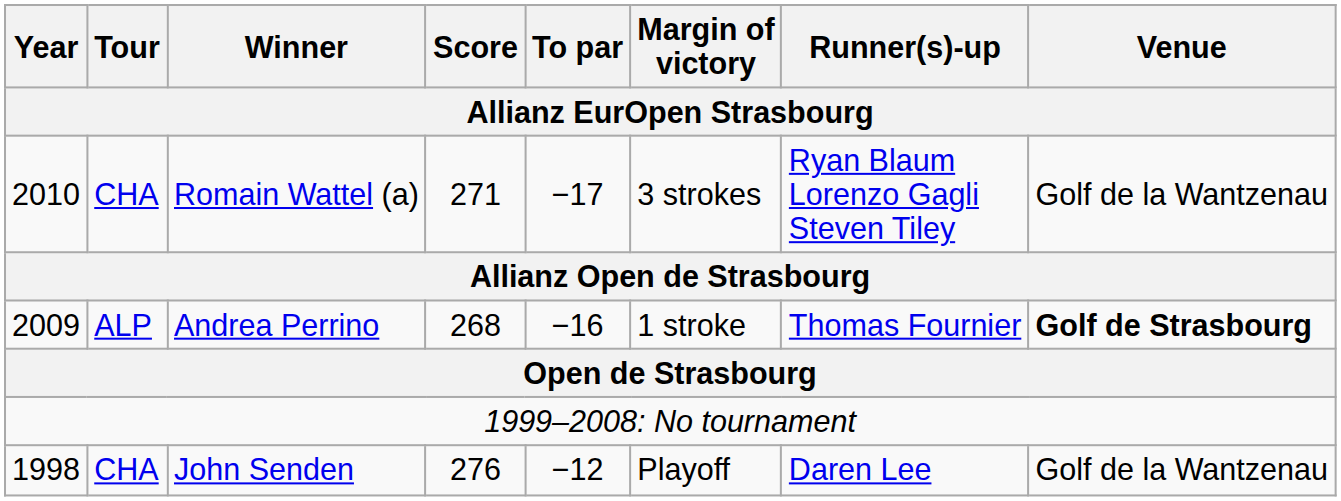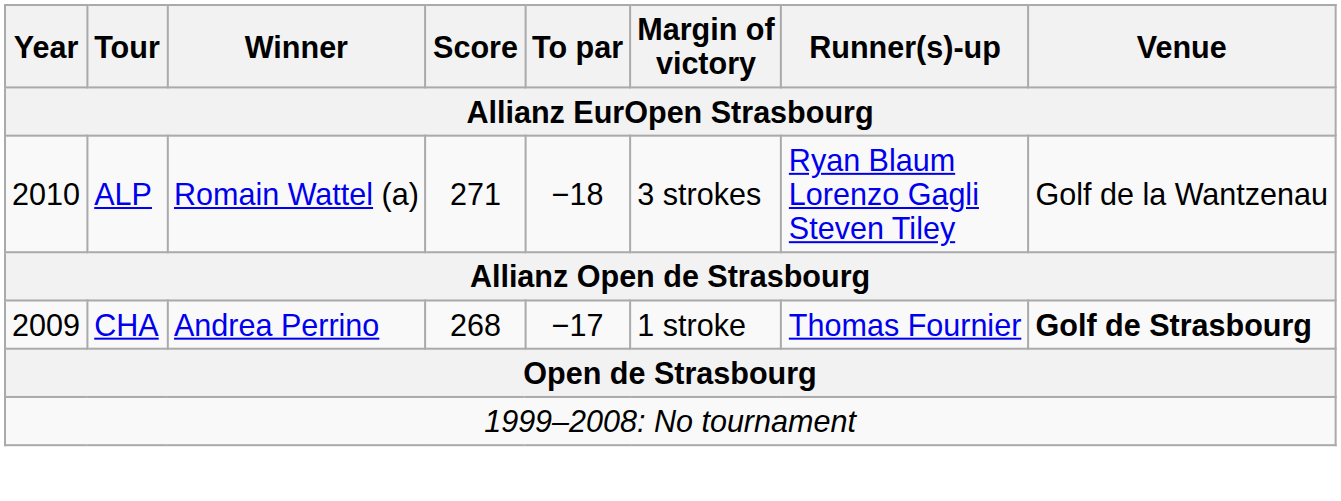(126, 194) CHA -> (123, 194) ALP
(578, 194) −17 -> (578, 194) −18
(123, 325) ALP -> (126, 325) CHA
(578, 325) −16 -> (578, 325) −17
- row: (264, 470)
